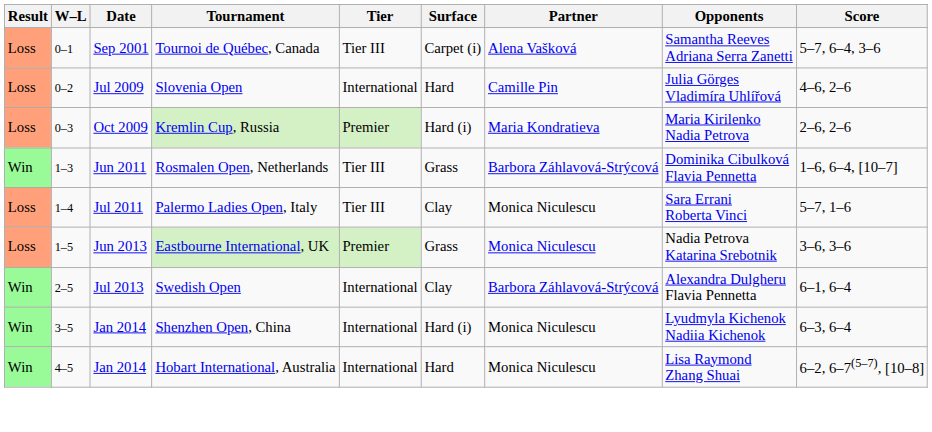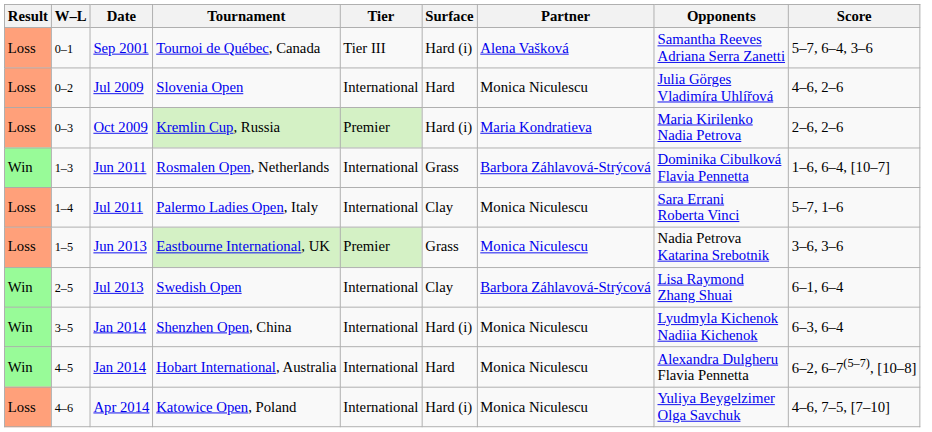(453, 47) Carpet (i) -> (449, 47) Hard (i)
(523, 87) Camille Pin -> (534, 87) Monica Niculescu
(364, 167) Tier III -> (381, 167) International
(364, 207) Tier III -> (381, 207) International
(726, 287) Alexandra Dulgheru Flavia Pennetta -> (701, 287) Lisa Raymond Zhang Shuai
(708, 367) Lisa Raymond Zhang Shuai -> (718, 367) Alexandra Dulgheru Flavia Pennetta
+ row: (226, 406)
